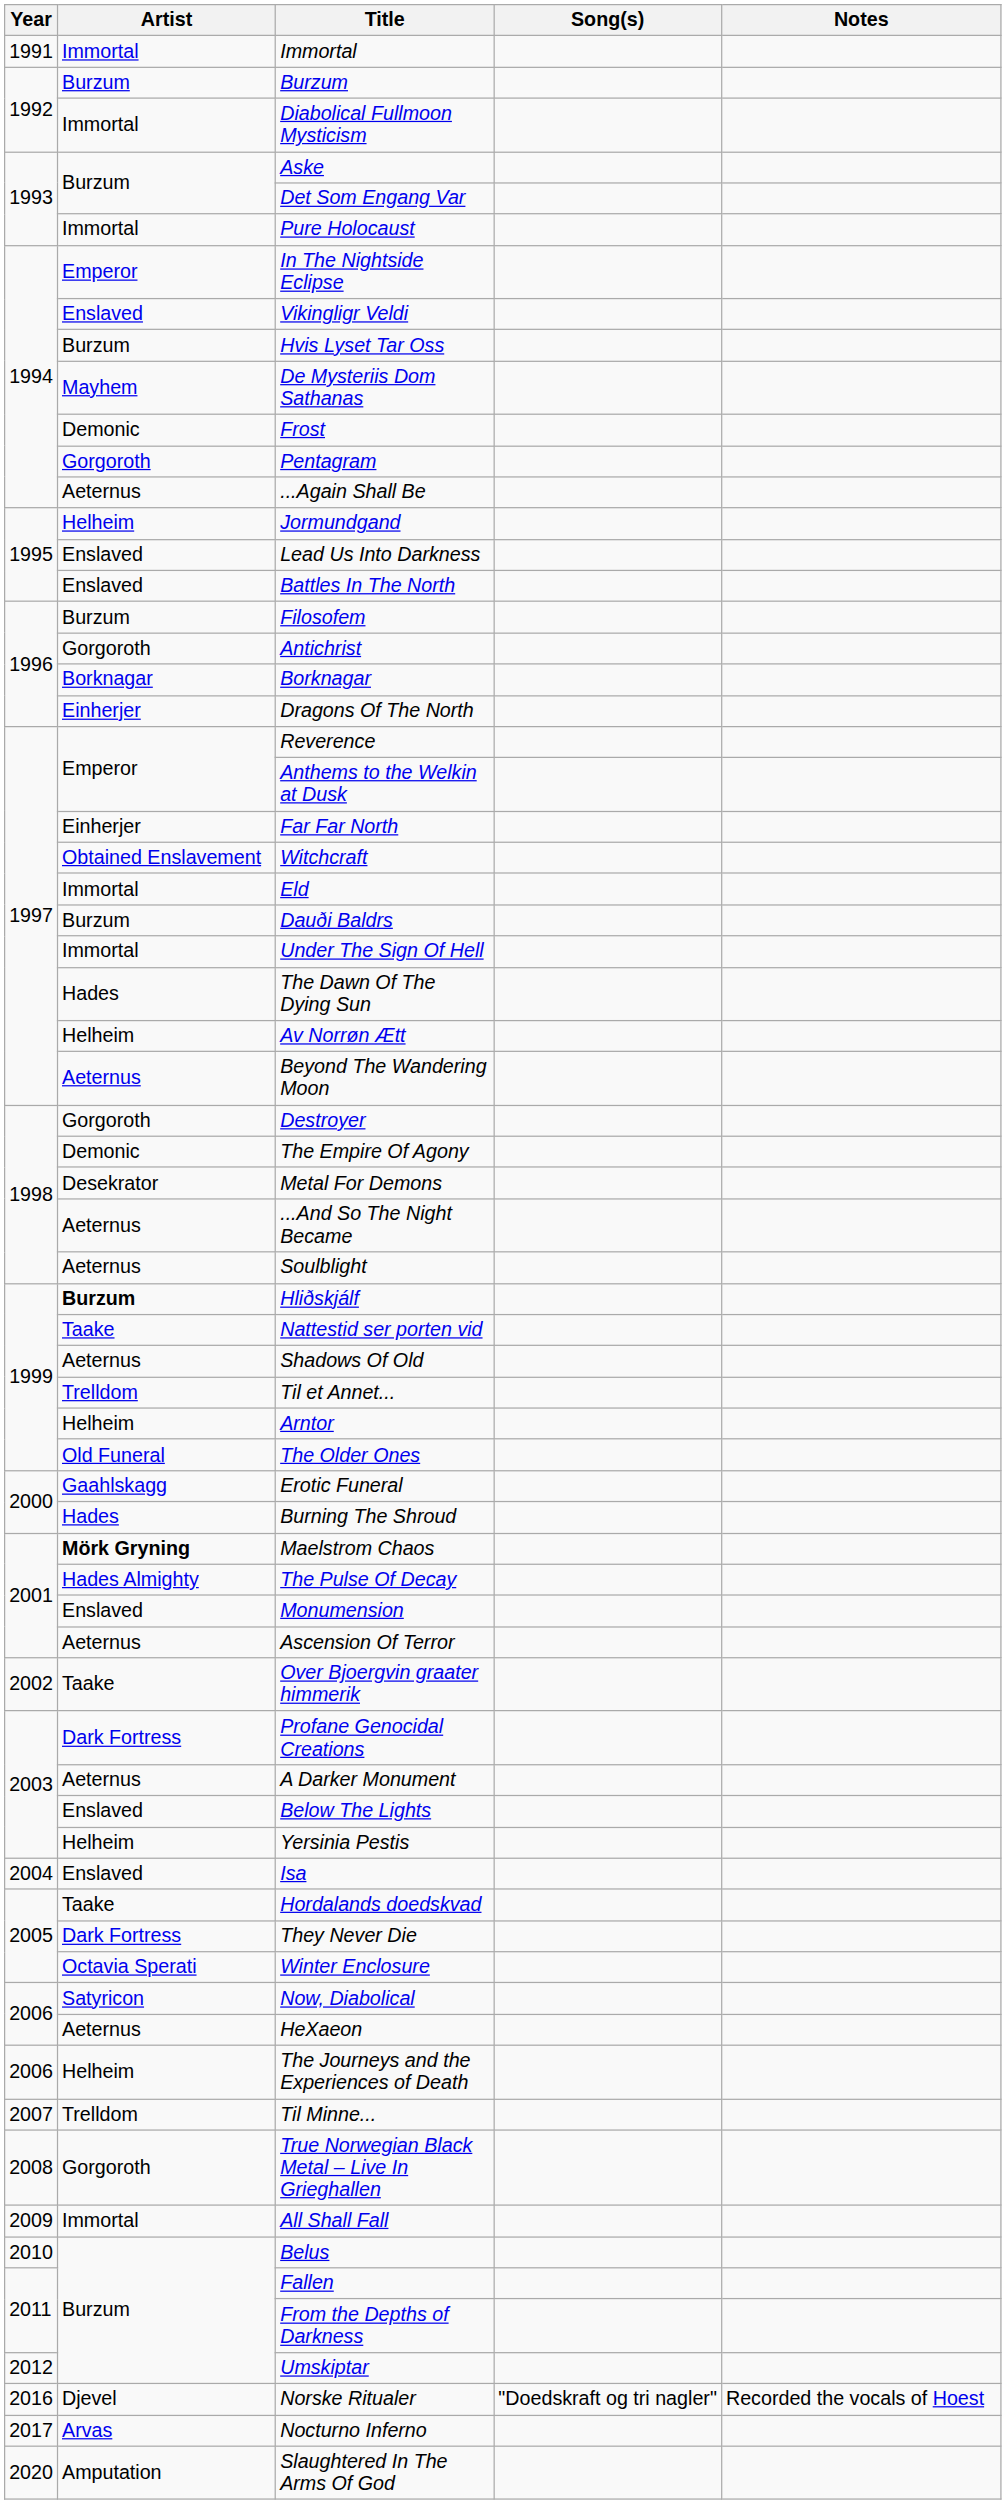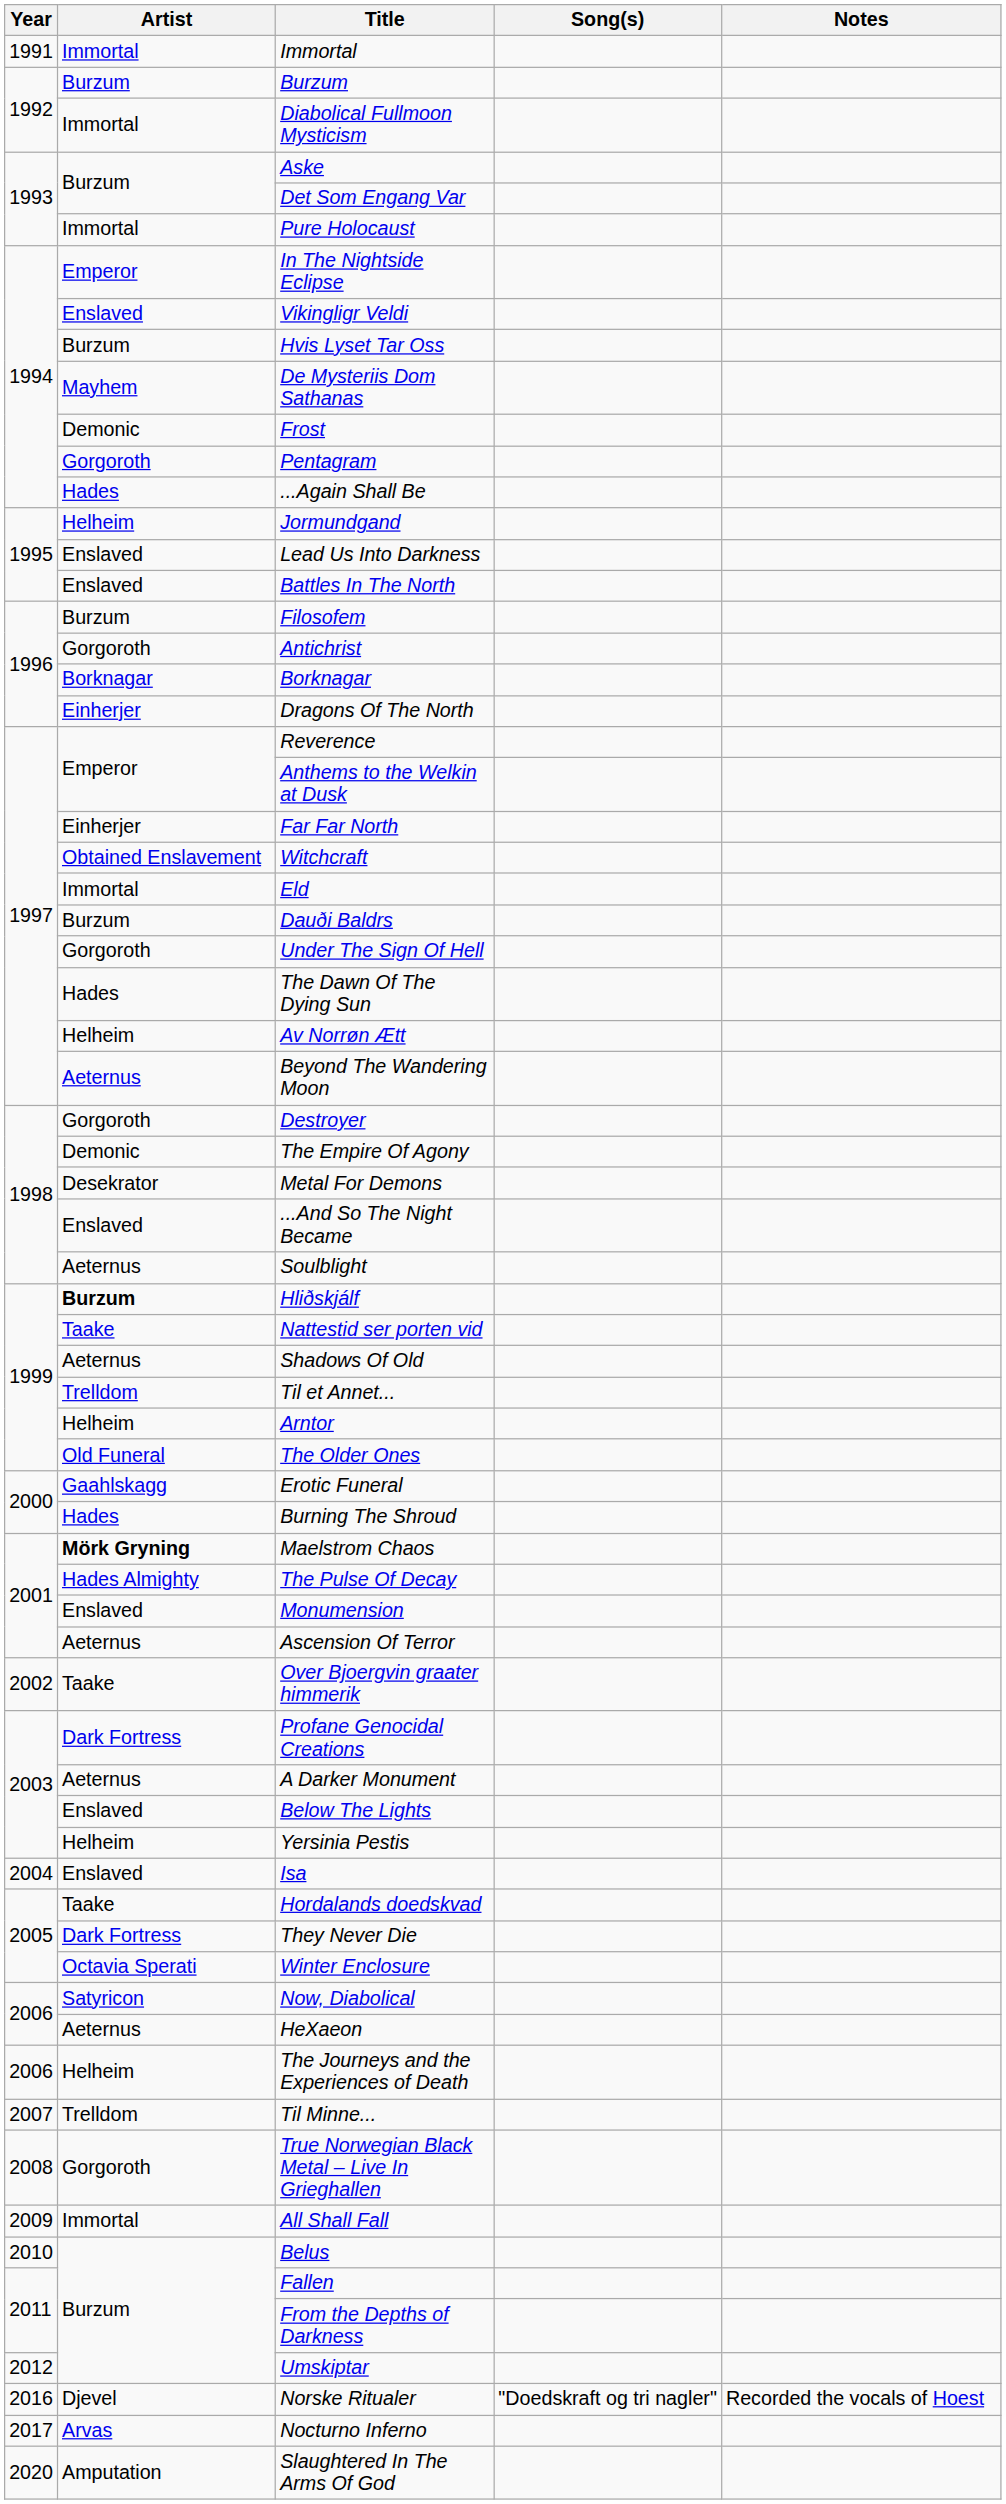(101, 492) Aeternus -> (90, 492) Hades
(100, 951) Immortal -> (106, 951) Gorgoroth
(101, 1225) Aeternus -> (102, 1225) Enslaved
